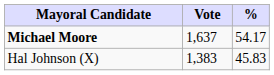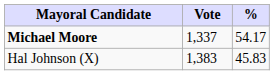(201, 37) 1,637 -> (201, 37) 1,337
